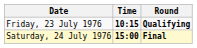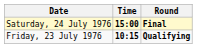rows swapped: (54, 24) <-> (59, 37)
